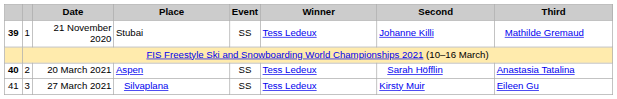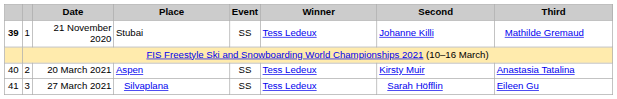(13, 70) bold -> (13, 70) normal
(411, 70) Sarah Höfflin -> (402, 70) Kirsty Muir
(402, 86) Kirsty Muir -> (411, 86) Sarah Höfflin
